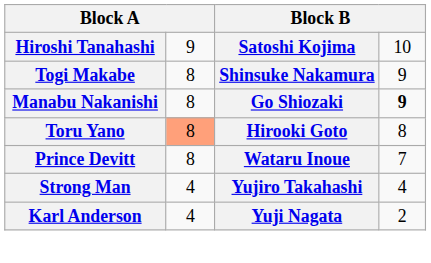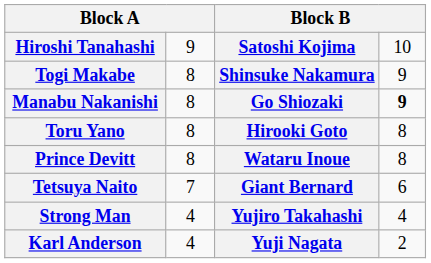(190, 131) lightsalmon background -> (190, 131) no background
(402, 159) 7 -> (402, 159) 8
+ row: (85, 187)
